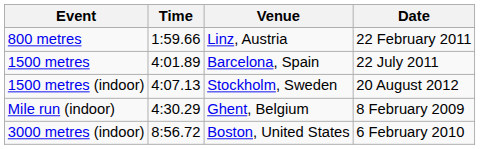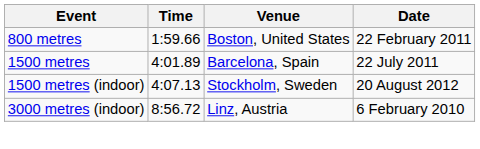(247, 39) Linz, Austria -> (278, 39) Boston, United States
- row: (61, 109)
(278, 132) Boston, United States -> (247, 109) Linz, Austria
